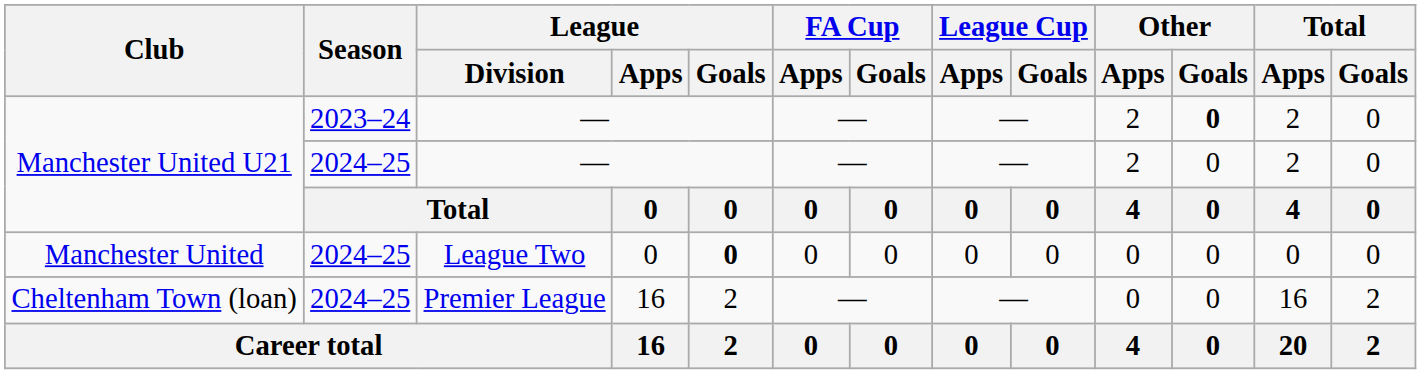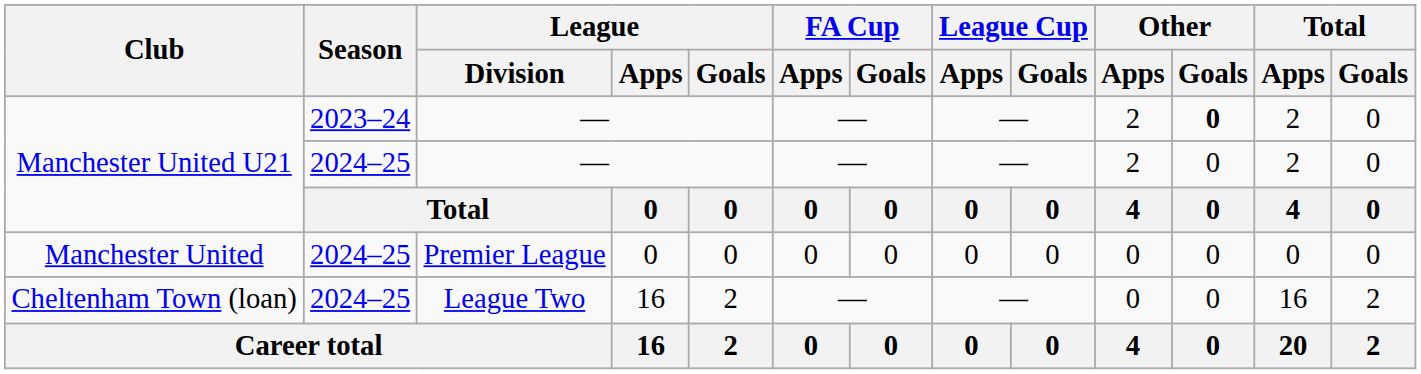(515, 254) League Two -> (515, 254) Premier League
(731, 254) bold -> (731, 254) normal
(515, 299) Premier League -> (515, 299) League Two
